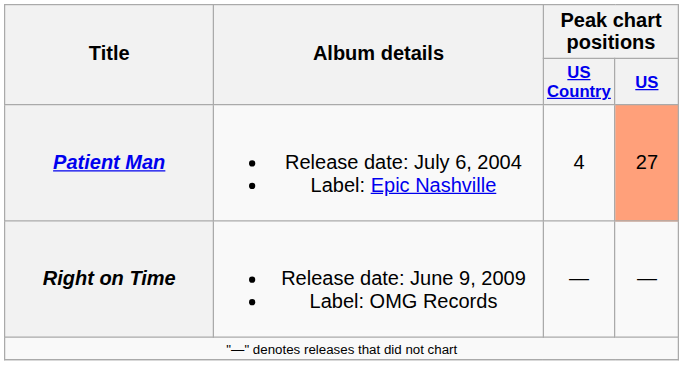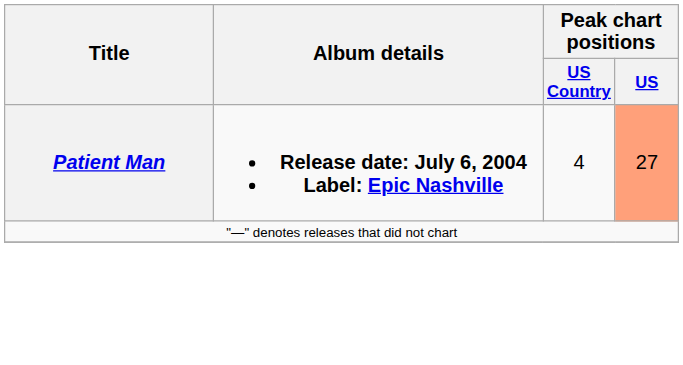(378, 174) normal -> (378, 174) bold
- row: (109, 279)
